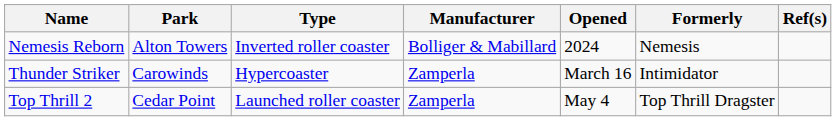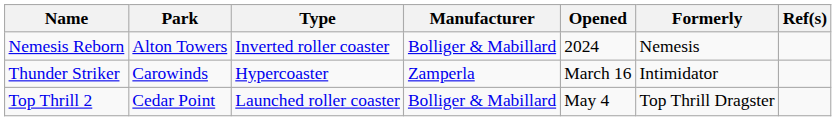(441, 101) Zamperla -> (482, 101) Bolliger & Mabillard
